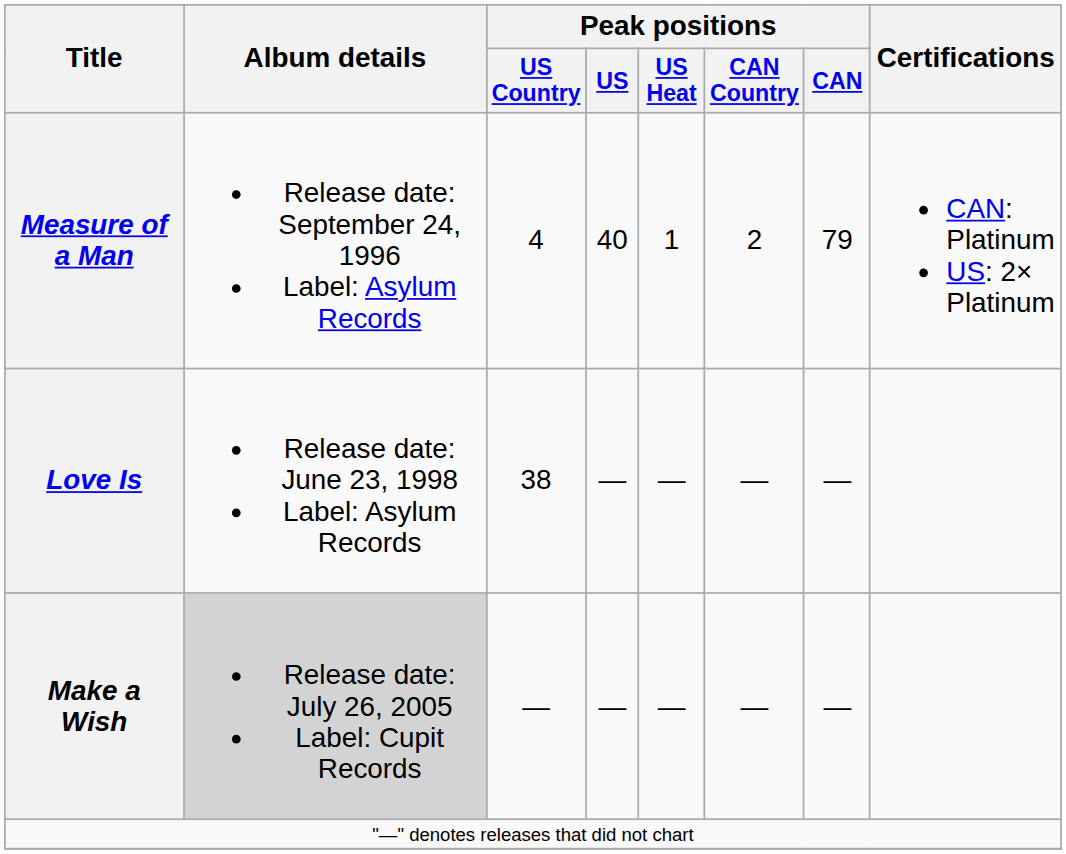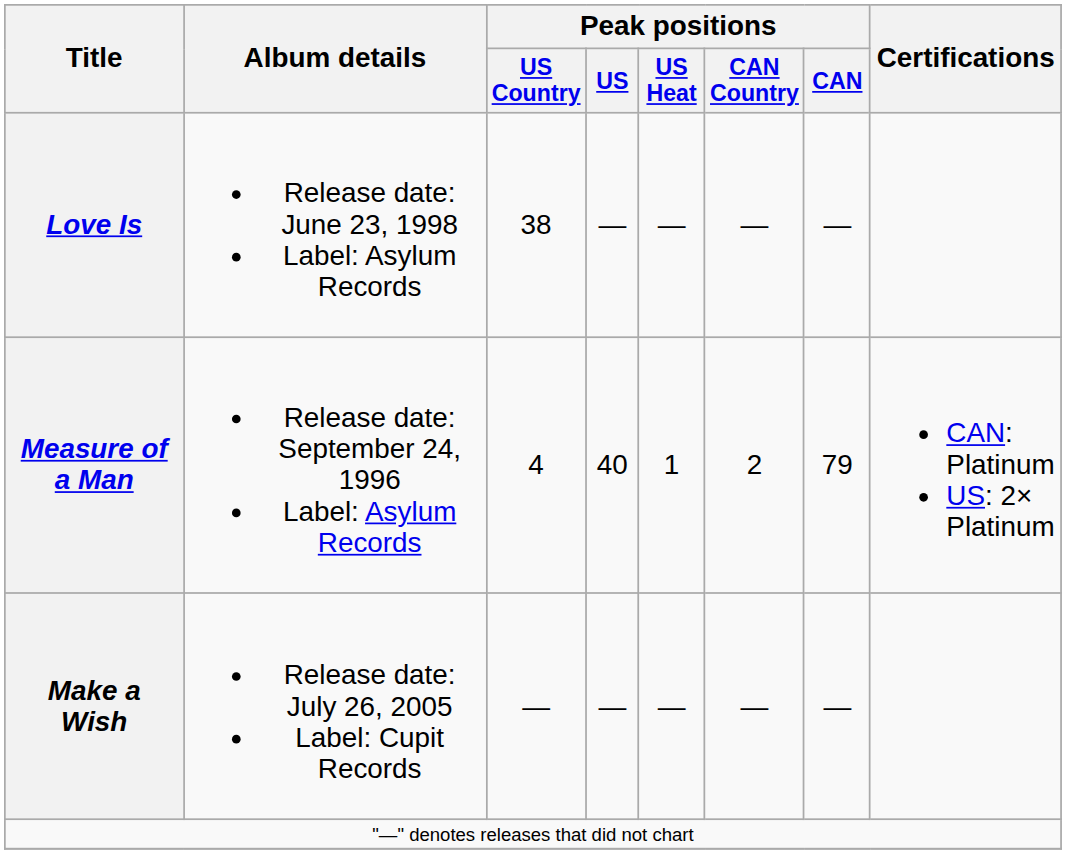rows swapped: (94, 240) <-> (94, 480)
(335, 722) lightgrey background -> (335, 722) no background
